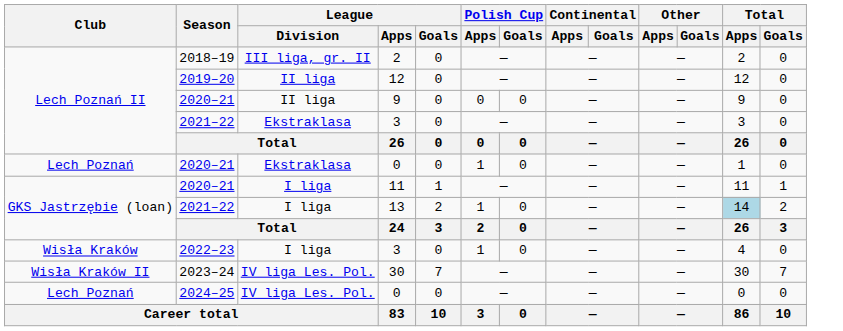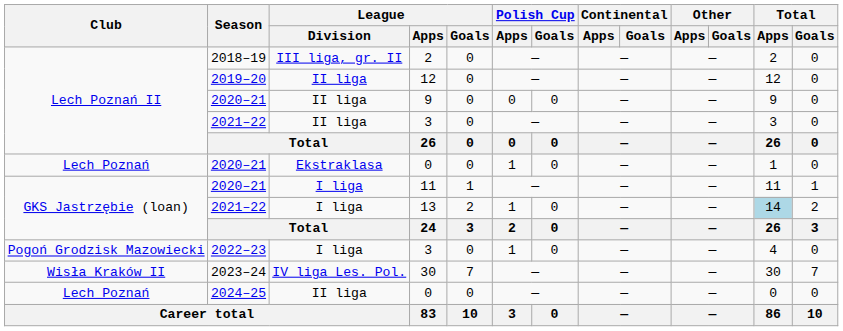(308, 122) Ekstraklasa -> (339, 122) II liga
(90, 251) Wisła Kraków -> (106, 251) Pogoń Grodzisk Mazowiecki
(308, 293) IV liga Les. Pol. -> (339, 293) II liga
